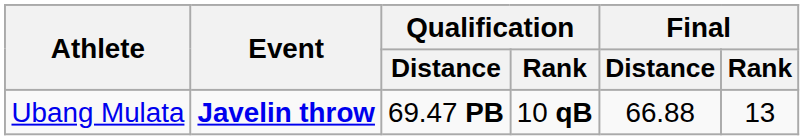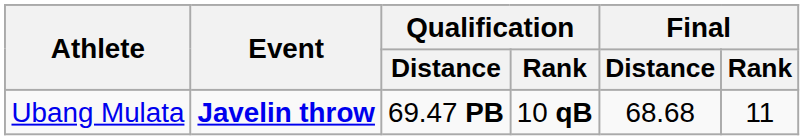(660, 113) 66.88 -> (660, 113) 68.68
(760, 113) 13 -> (760, 113) 11
